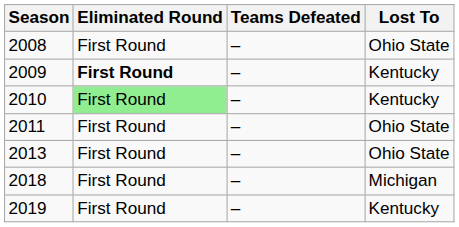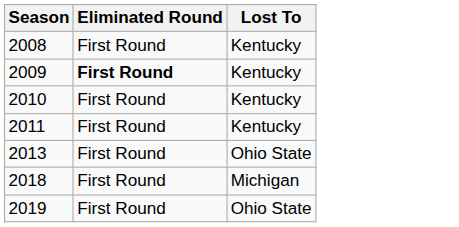- column: (296, 18)
(409, 45) Ohio State -> (266, 45) Kentucky
(122, 99) lightgreen background -> (122, 99) no background
(409, 126) Ohio State -> (266, 126) Kentucky
(404, 208) Kentucky -> (271, 208) Ohio State
